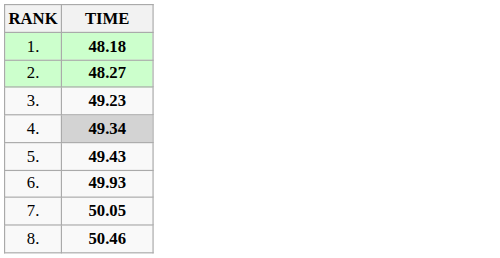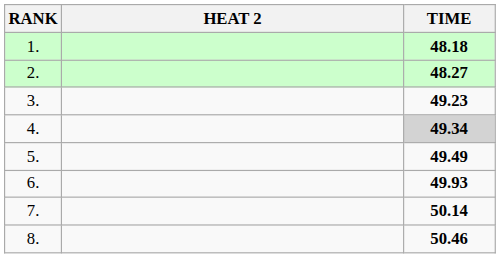+ column: (233, 18)
(107, 156) 49.43 -> (449, 156) 49.49
(107, 211) 50.05 -> (449, 211) 50.14
